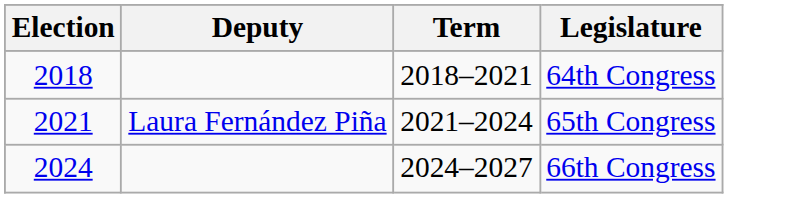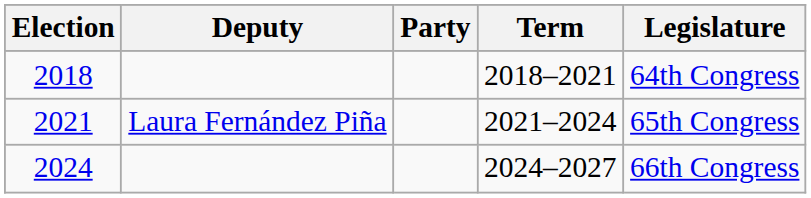+ column: (435, 27)
